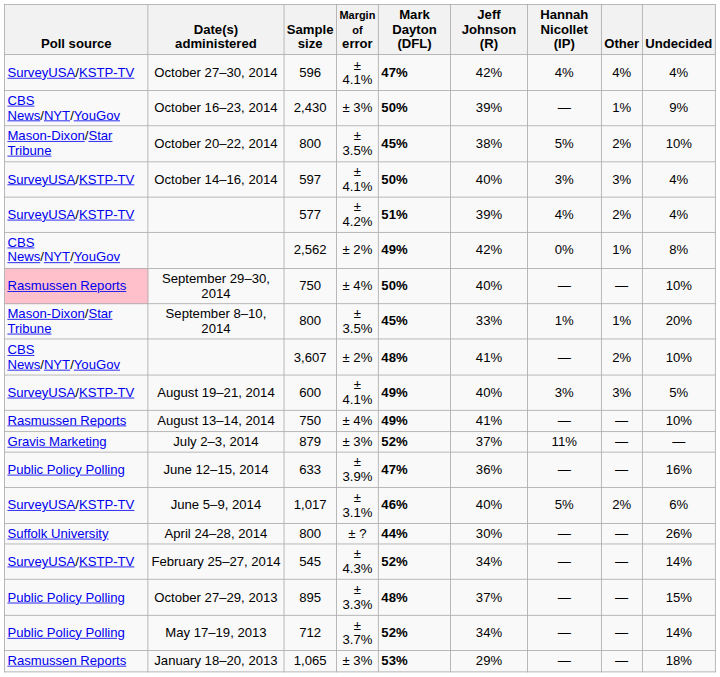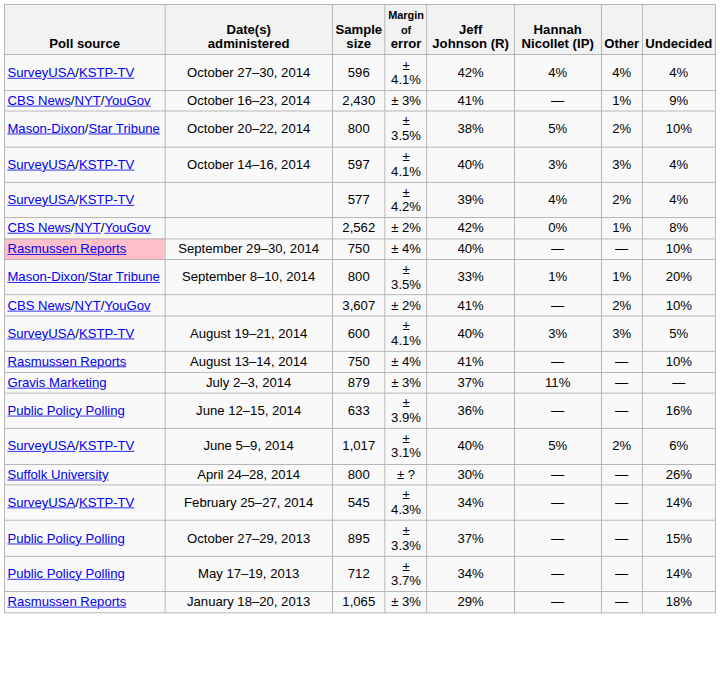- column: (415, 29)
(489, 108) 39% -> (471, 100) 41%
